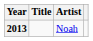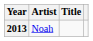columns swapped: (41, 12) <-> (69, 12)
